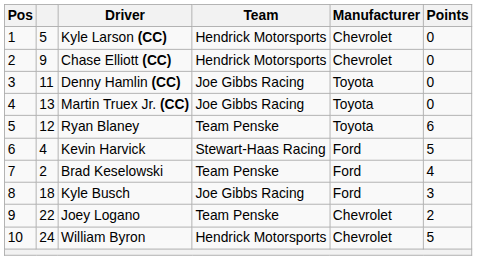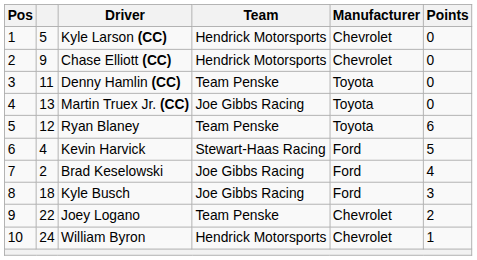(250, 81) Joe Gibbs Racing -> (237, 81) Team Penske
(237, 170) Team Penske -> (250, 170) Joe Gibbs Racing
(430, 237) 5 -> (430, 237) 1
